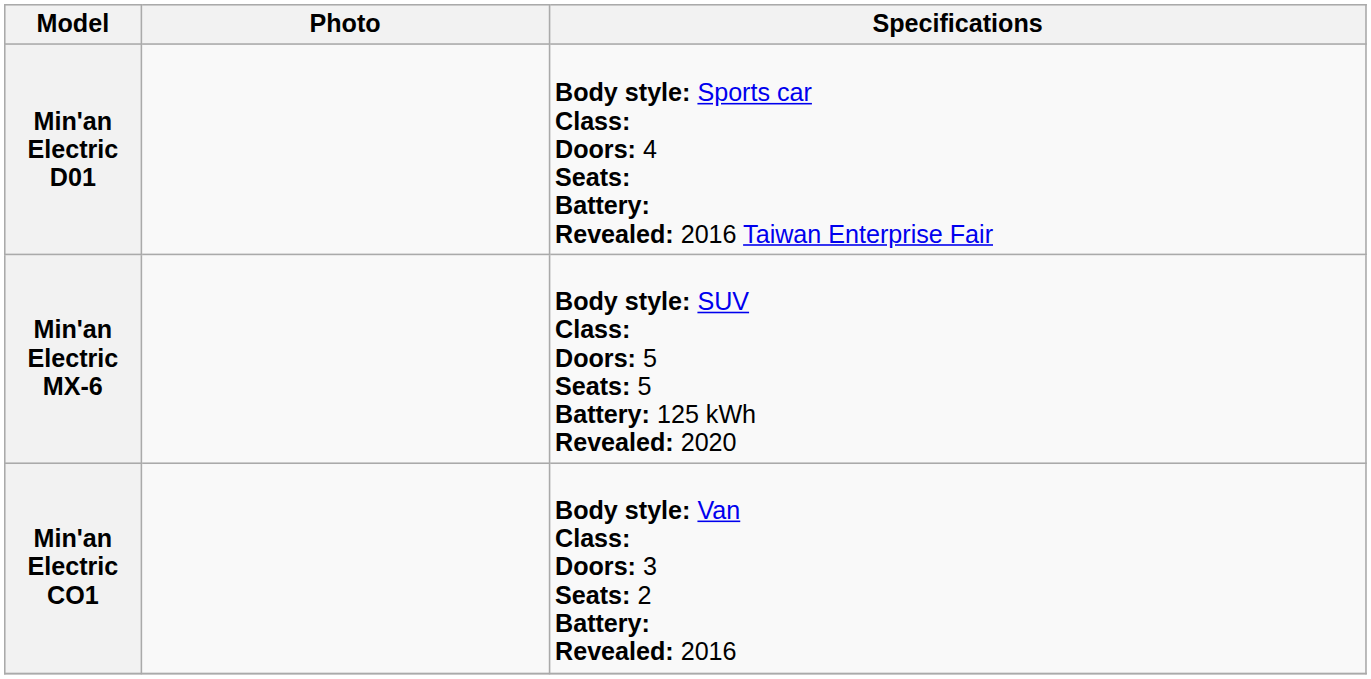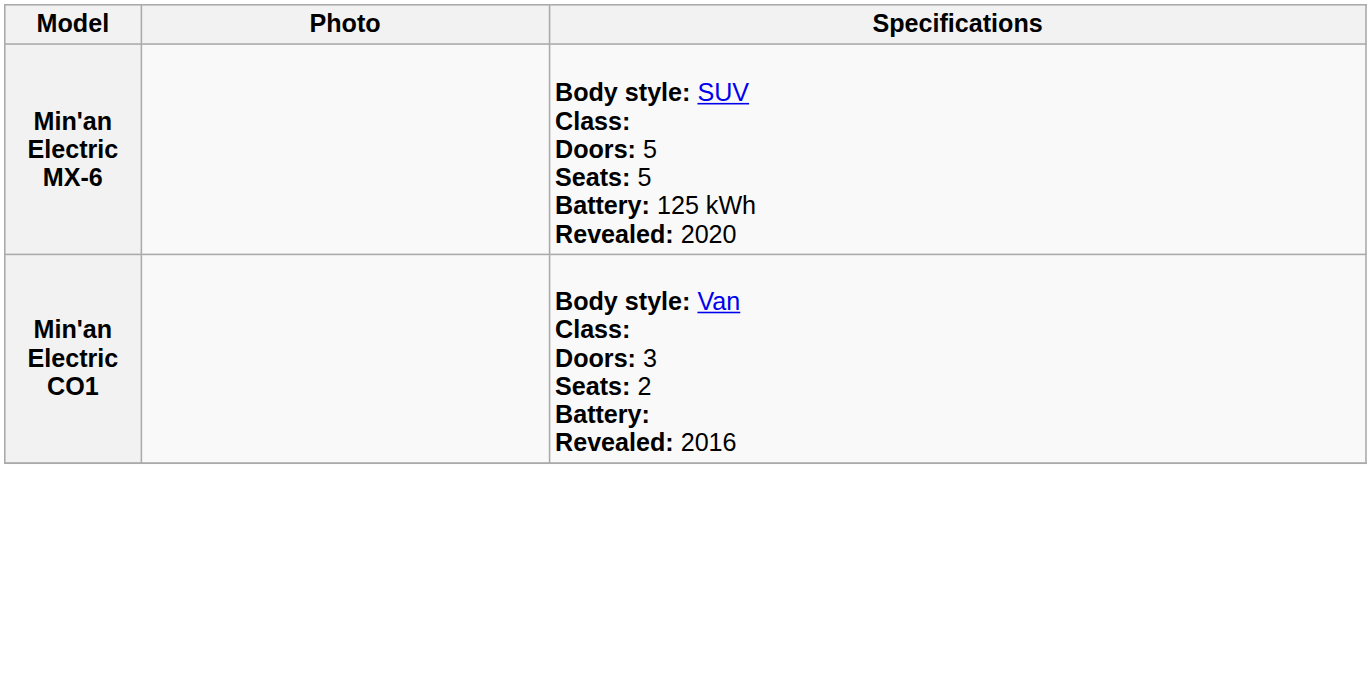- row: (73, 149)
